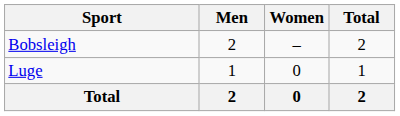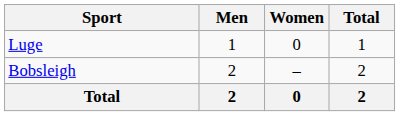rows swapped: (42, 44) <-> (25, 70)
